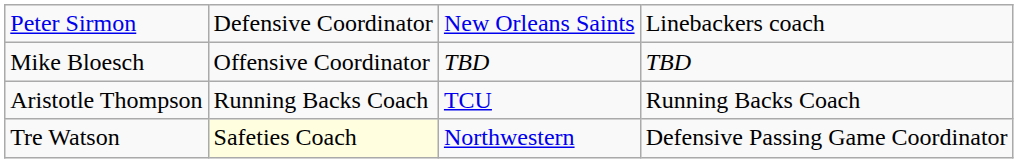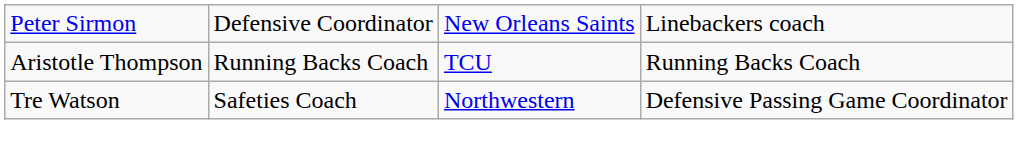- row: (77, 61)
(285, 137) lightyellow background -> (285, 99) no background
